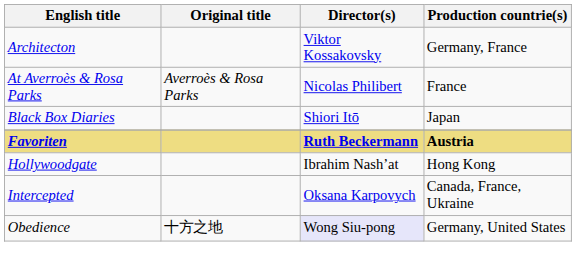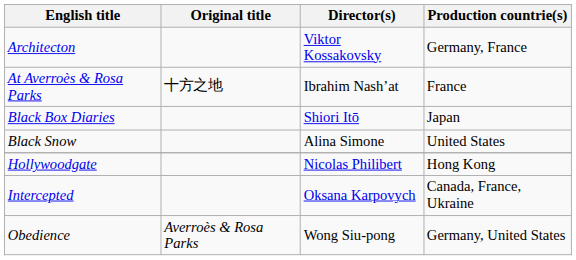(214, 86) Averroès & Rosa Parks -> (193, 86) 十方之地
(353, 86) Nicolas Philibert -> (351, 86) Ibrahim Nash’at
+ row: (42, 141)
- row: (37, 141)
(351, 164) Ibrahim Nash’at -> (353, 164) Nicolas Philibert
(193, 227) 十方之地 -> (214, 235) Averroès & Rosa Parks
(349, 228) lavender background -> (349, 235) no background
